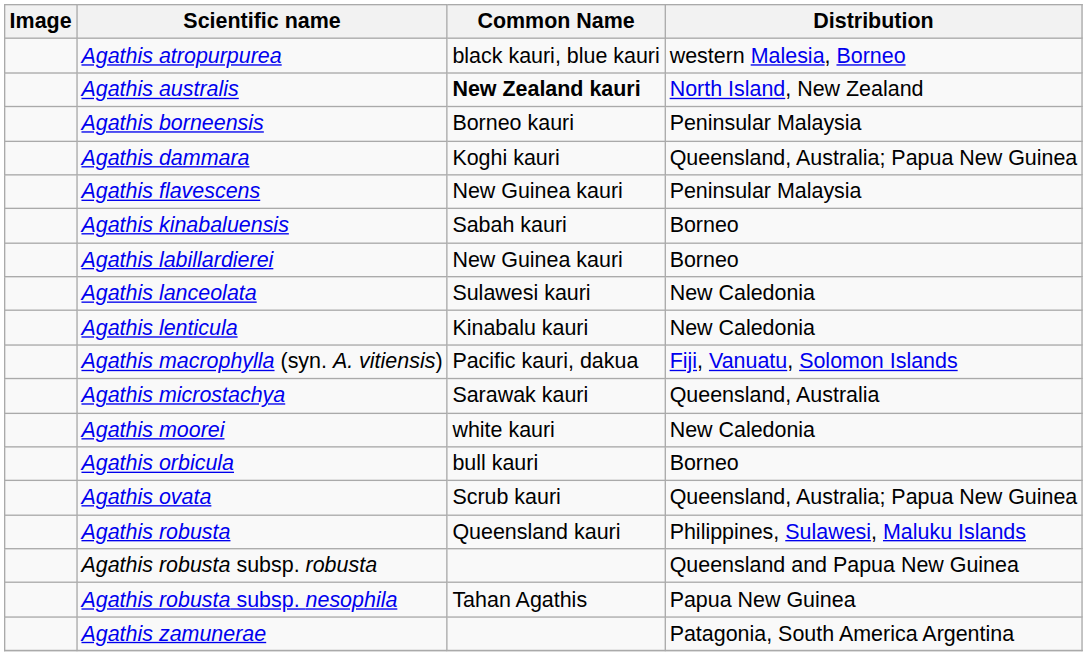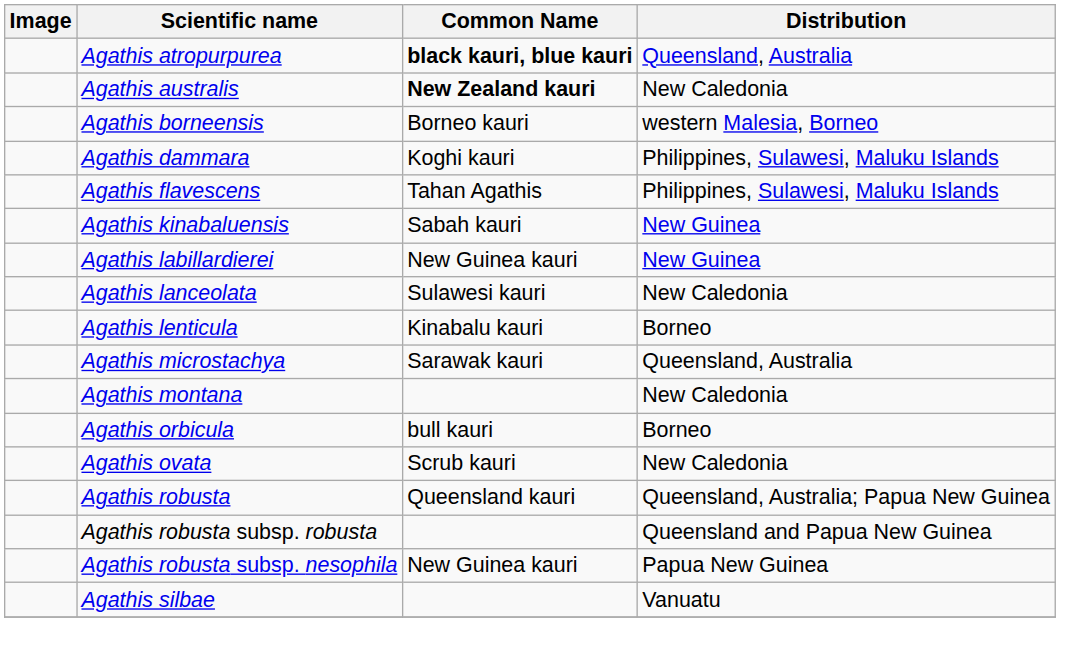(556, 55) normal -> (520, 55) bold
(788, 55) western Malesia, Borneo -> (747, 55) Queensland, Australia
(797, 89) North Island, New Zealand -> (715, 89) New Caledonia
(766, 123) Peninsular Malaysia -> (760, 123) western Malesia, Borneo
(873, 157) Queensland, Australia; Papua New Guinea -> (820, 157) Philippines, Sulawesi, Maluku Islands
(538, 191) New Guinea kauri -> (475, 191) Tahan Agathis
(766, 191) Peninsular Malaysia -> (820, 191) Philippines, Sulawesi, Maluku Islands
(704, 225) Borneo -> (701, 225) New Guinea
(704, 259) Borneo -> (701, 259) New Guinea
(742, 327) New Caledonia -> (677, 327) Borneo
- row: (262, 361)
+ row: (162, 395)
- row: (153, 429)
(873, 497) Queensland, Australia; Papua New Guinea -> (715, 463) New Caledonia
(848, 531) Philippines, Sulawesi, Maluku Islands -> (846, 497) Queensland, Australia; Papua New Guinea
(520, 599) Tahan Agathis -> (492, 565) New Guinea kauri
+ row: (148, 599)
- row: (174, 633)
